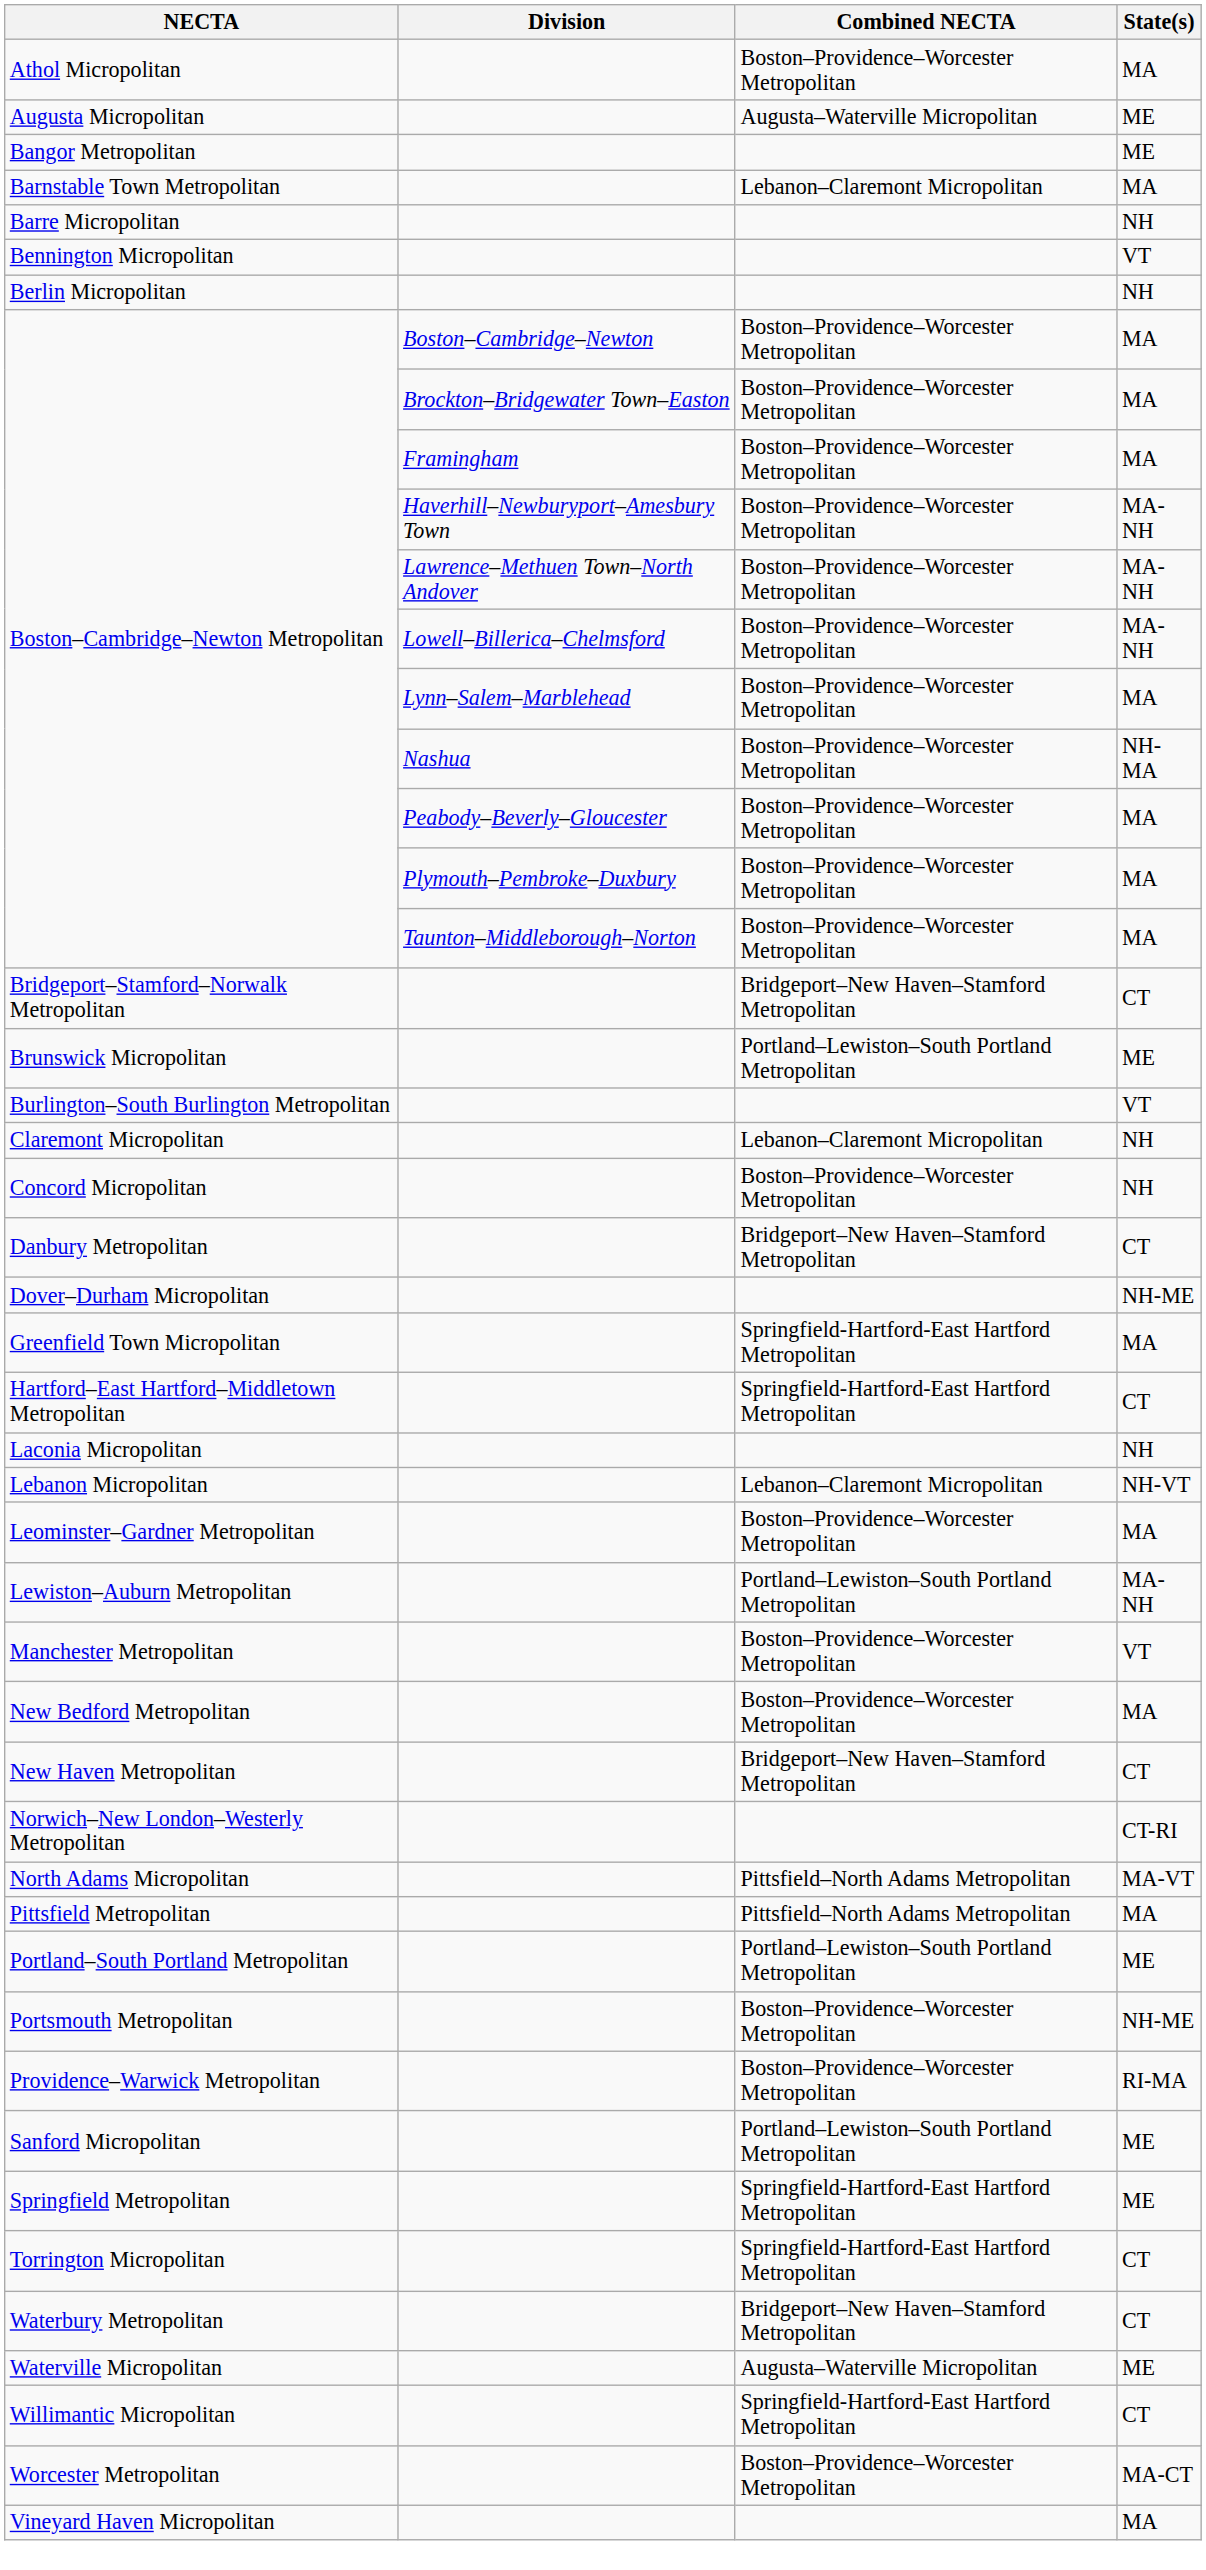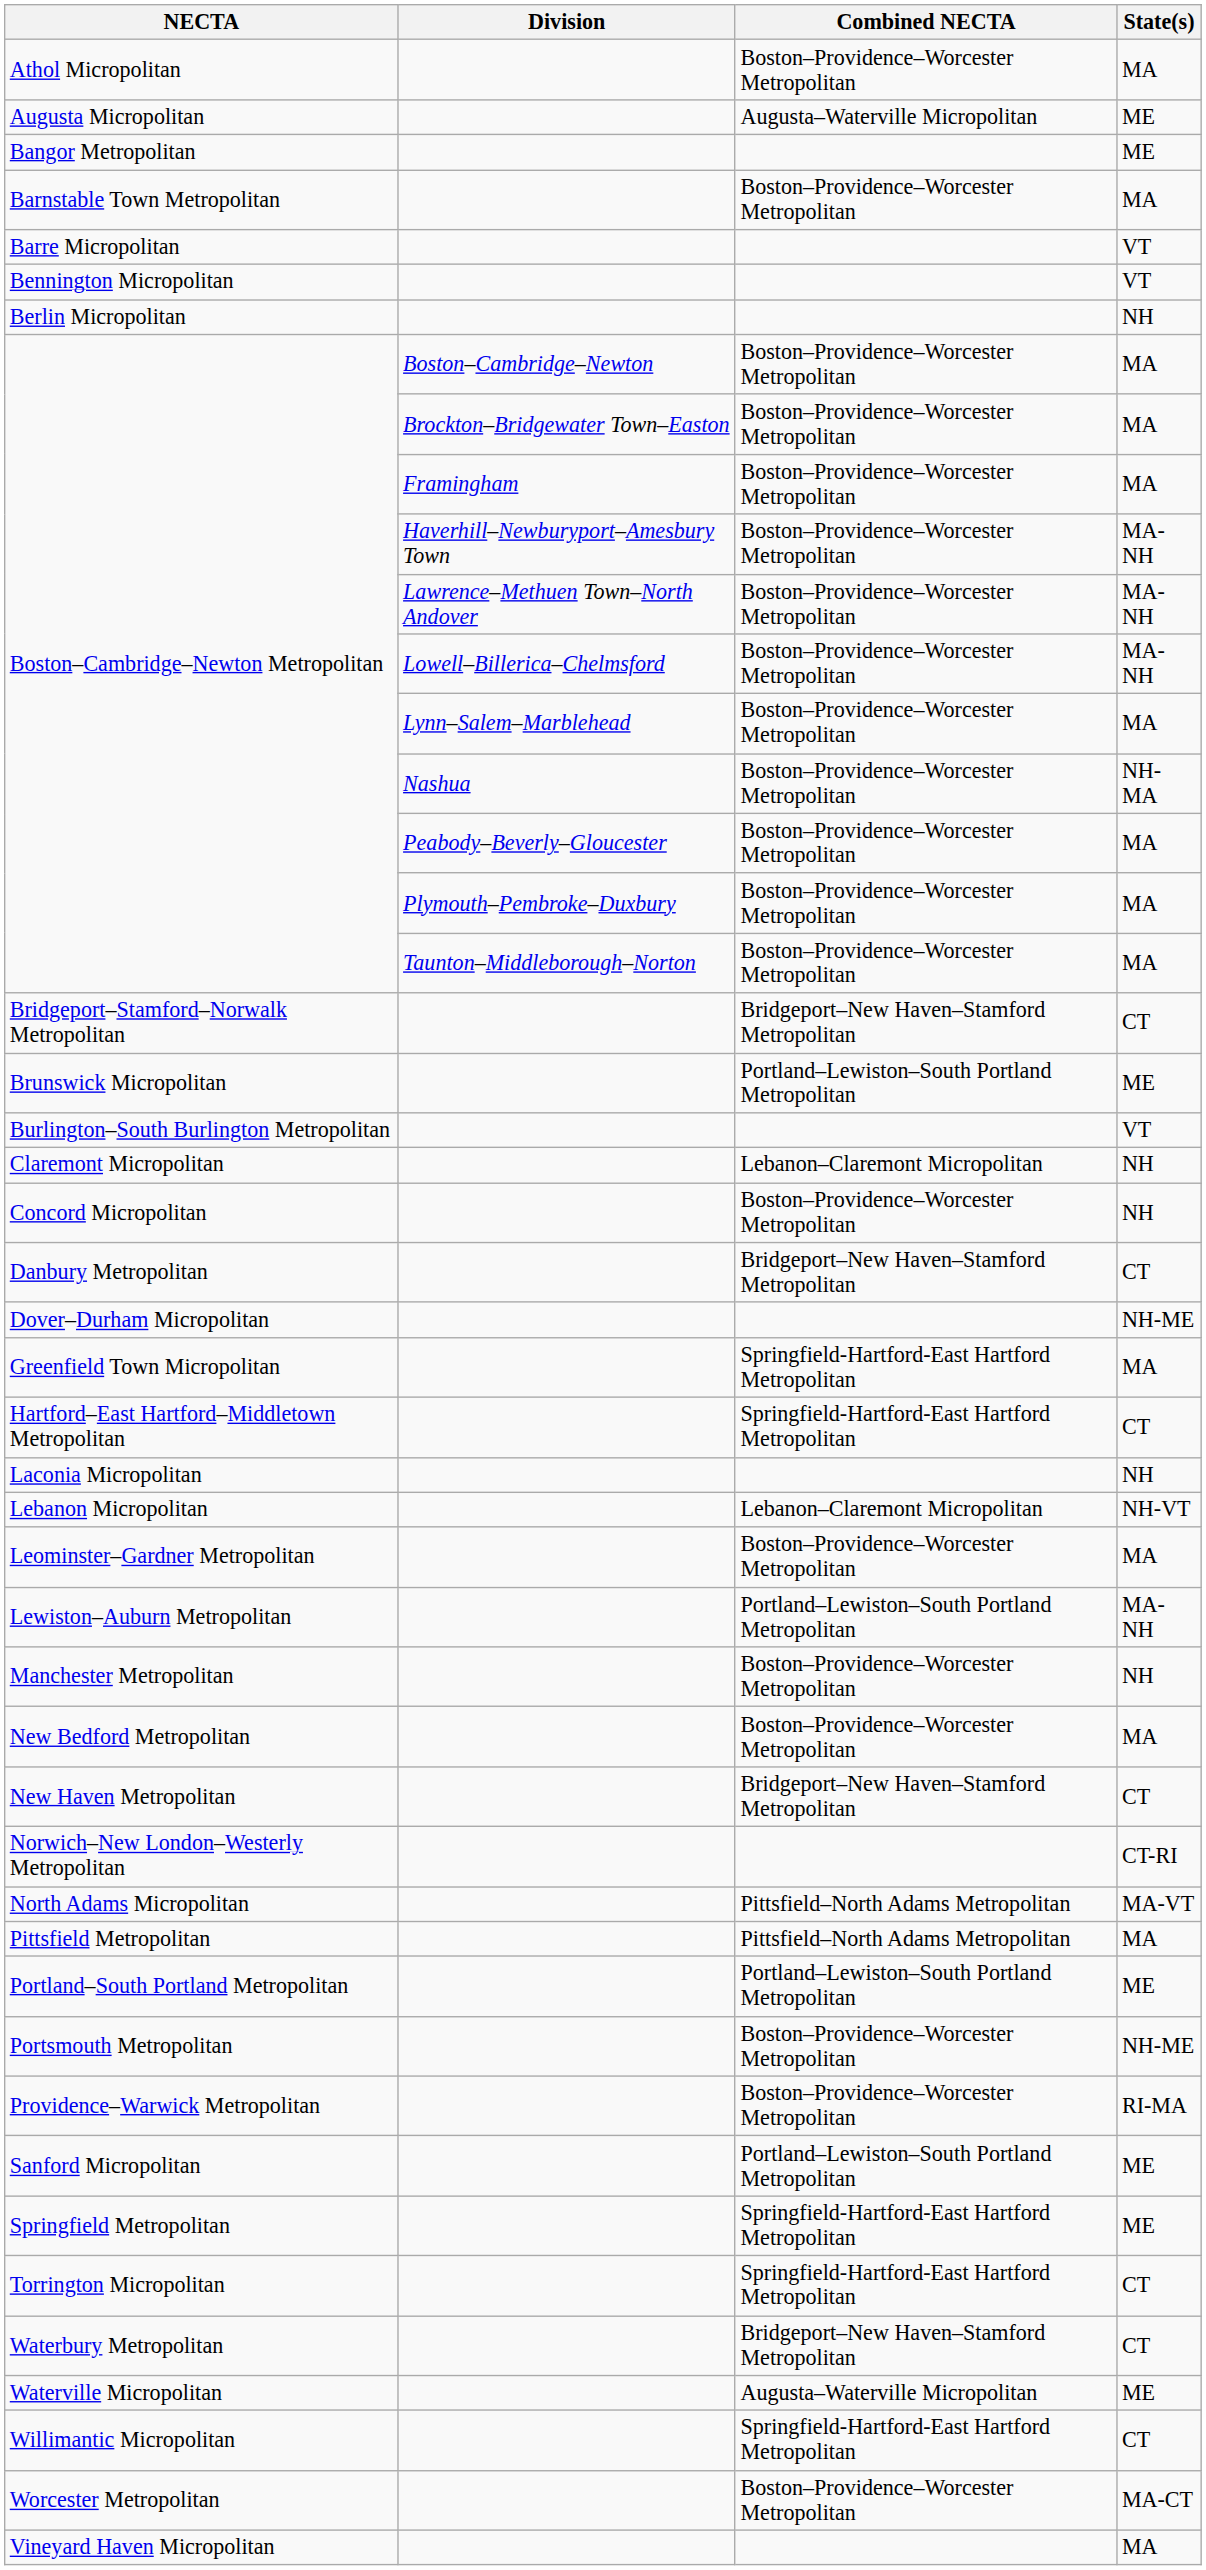(892, 186) Lebanon–Claremont Micropolitan -> (877, 199) Boston–Providence–Worcester Metropolitan
(1138, 221) NH -> (1137, 246) VT
(1137, 1651) VT -> (1138, 1676) NH
